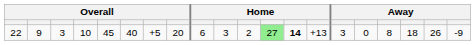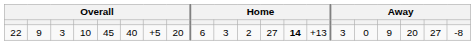(272, 32) lightgreen background -> (272, 32) no background
(389, 32) 8 -> (389, 32) 9
(412, 32) 18 -> (412, 32) 20
(435, 32) 26 -> (435, 32) 27
(459, 32) -9 -> (459, 32) -8
